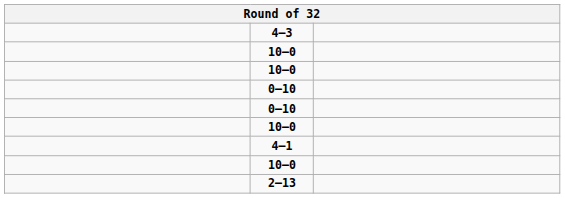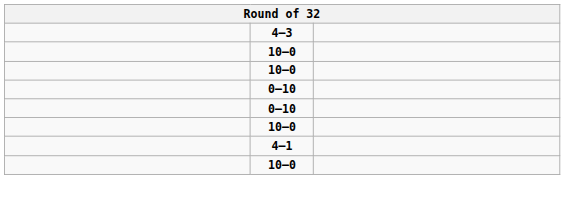- row: (127, 184)
